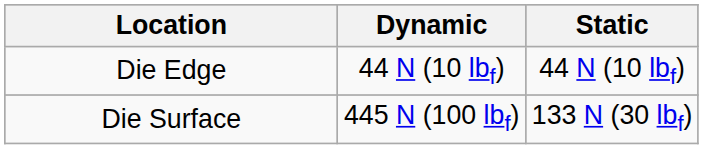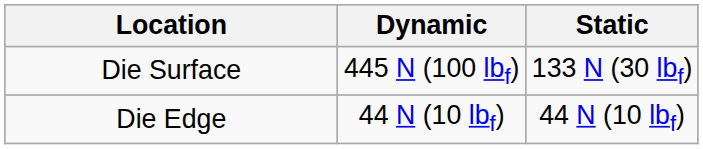rows swapped: (171, 118) <-> (171, 70)
